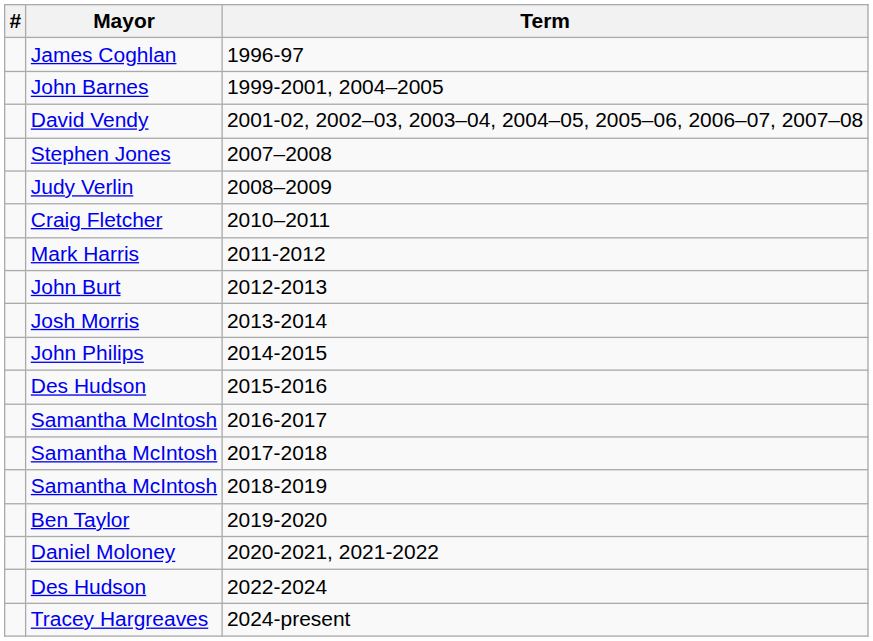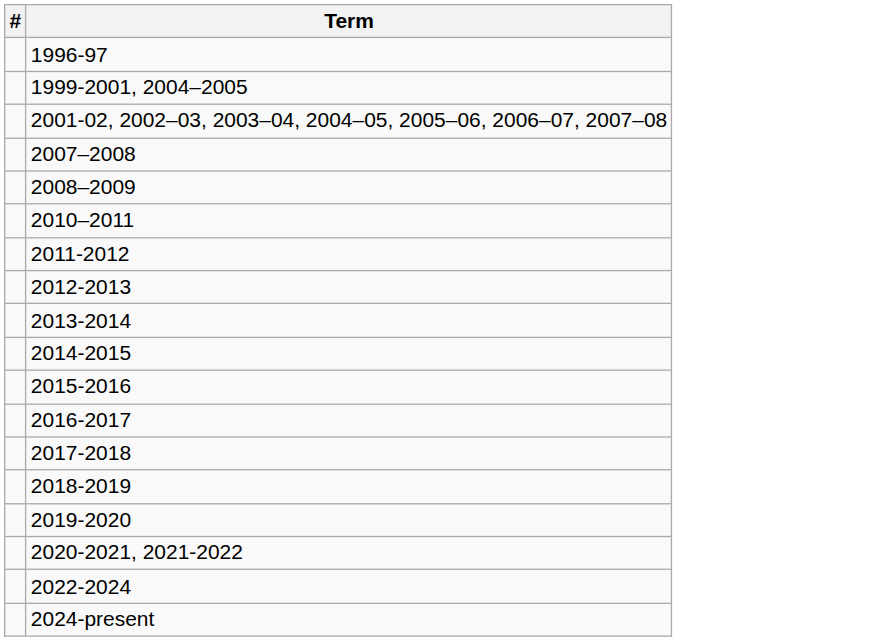- column: (124, 21)
